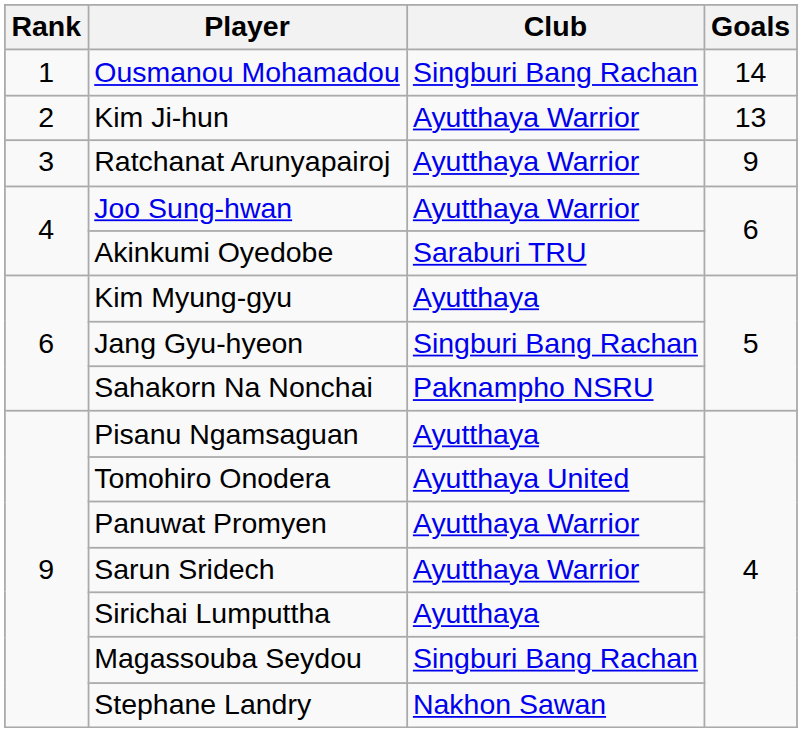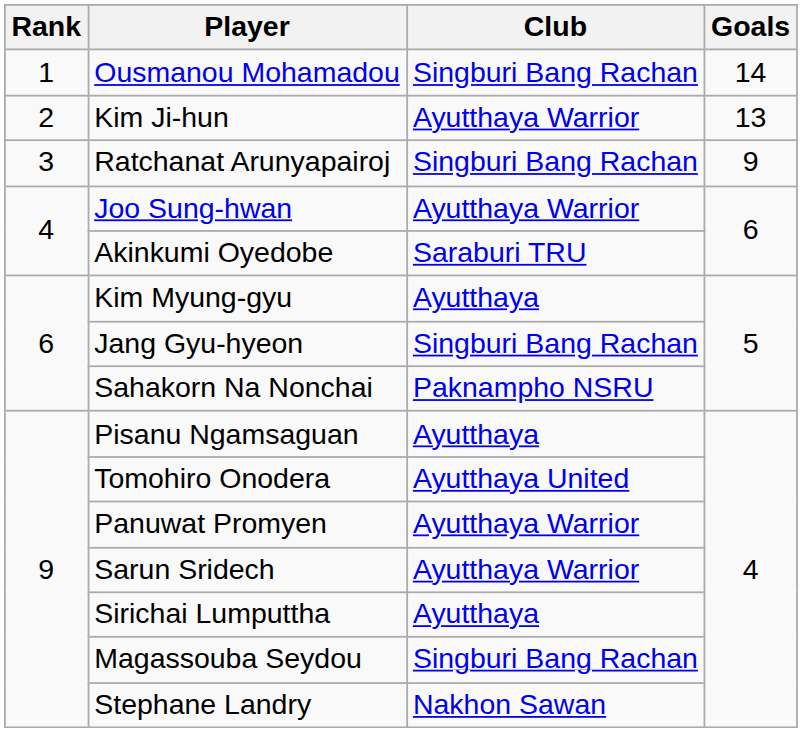(526, 162) Ayutthaya Warrior -> (555, 162) Singburi Bang Rachan
